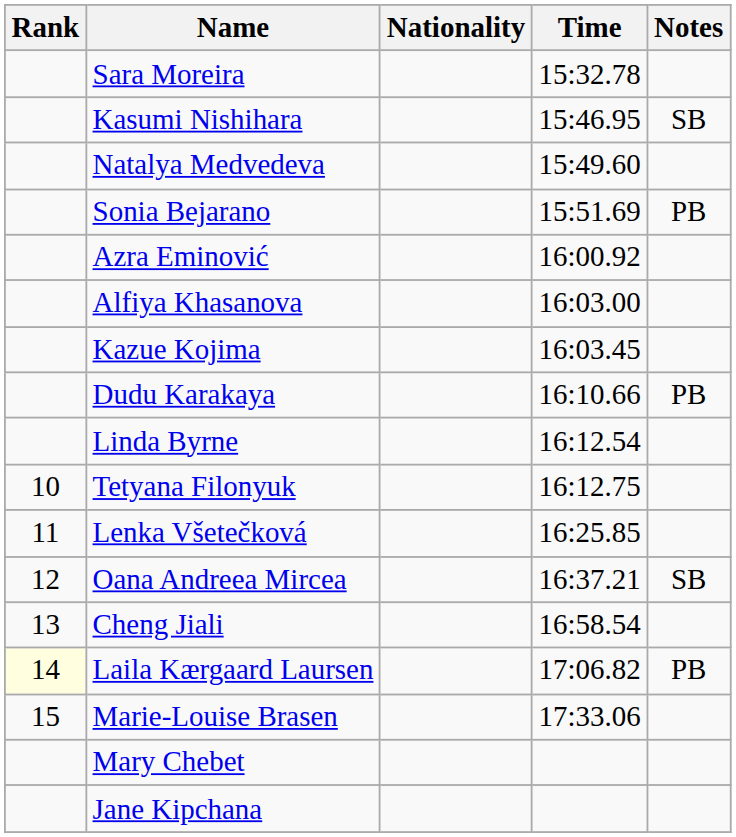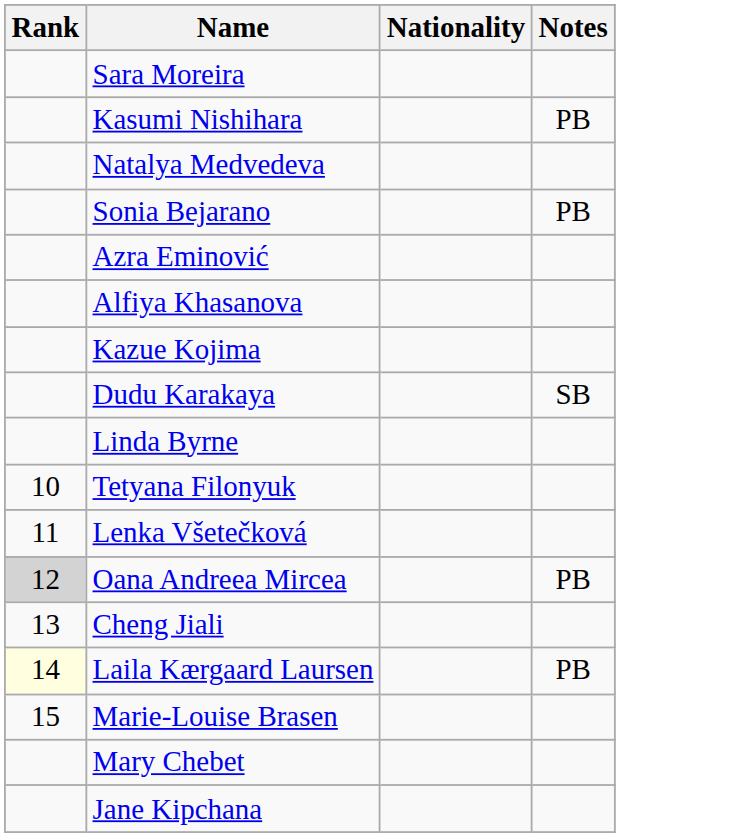- column: (590, 27)
(689, 119) SB -> (573, 119) PB
(689, 394) PB -> (573, 394) SB
(45, 578) no background -> (45, 578) lightgrey background
(689, 578) SB -> (573, 578) PB
